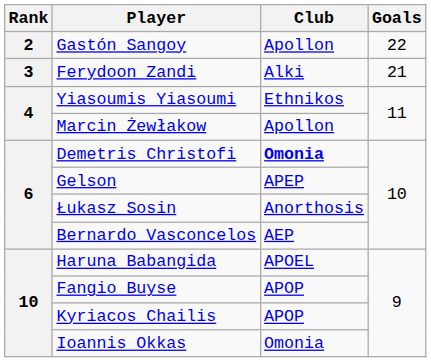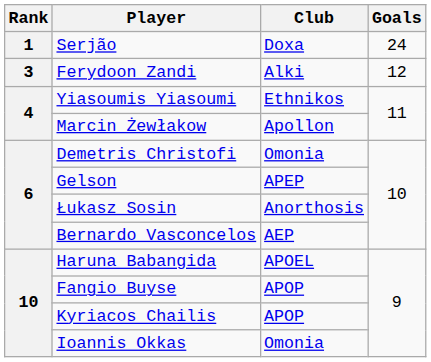+ row: (86, 45)
- row: (121, 45)
(397, 72) 21 -> (397, 72) 12
(294, 154) bold -> (294, 154) normal
